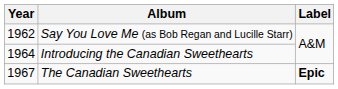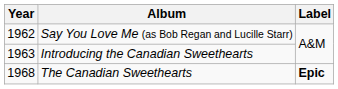(21, 53) 1964 -> (21, 53) 1963
(21, 73) 1967 -> (21, 73) 1968
